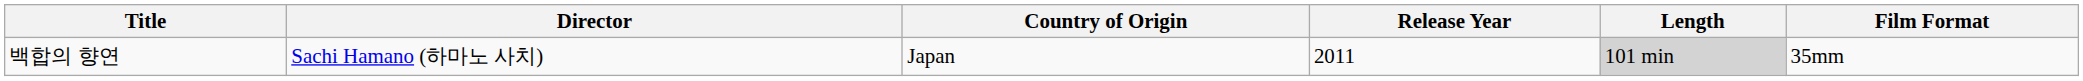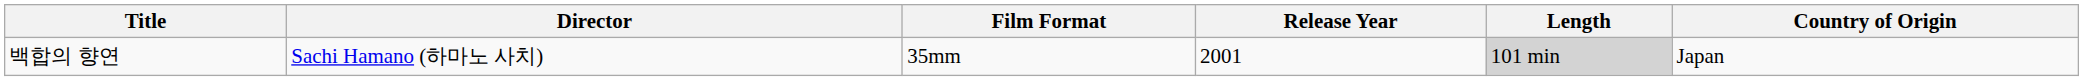columns swapped: (1106, 21) <-> (1932, 21)
(1334, 56) 2011 -> (1221, 56) 2001
